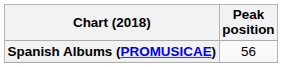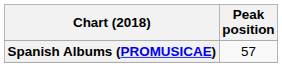(248, 51) 56 -> (248, 51) 57
